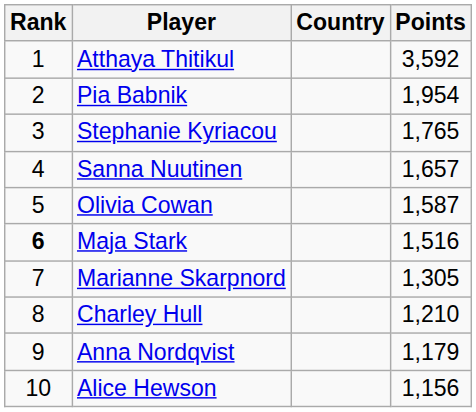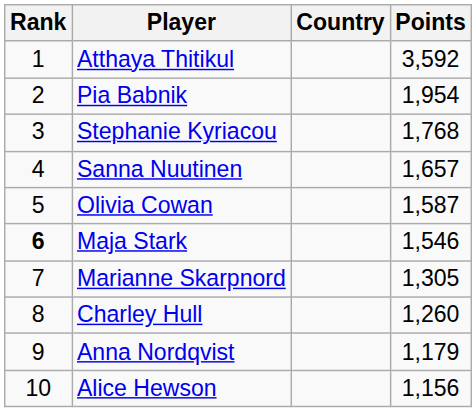(430, 132) 1,765 -> (430, 132) 1,768
(430, 242) 1,516 -> (430, 242) 1,546
(430, 315) 1,210 -> (430, 315) 1,260
